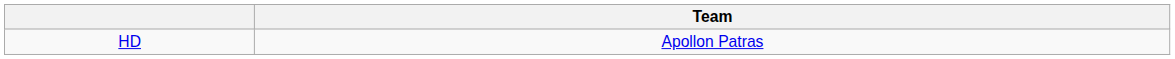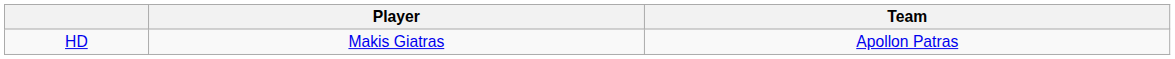+ column: (396, 16)
